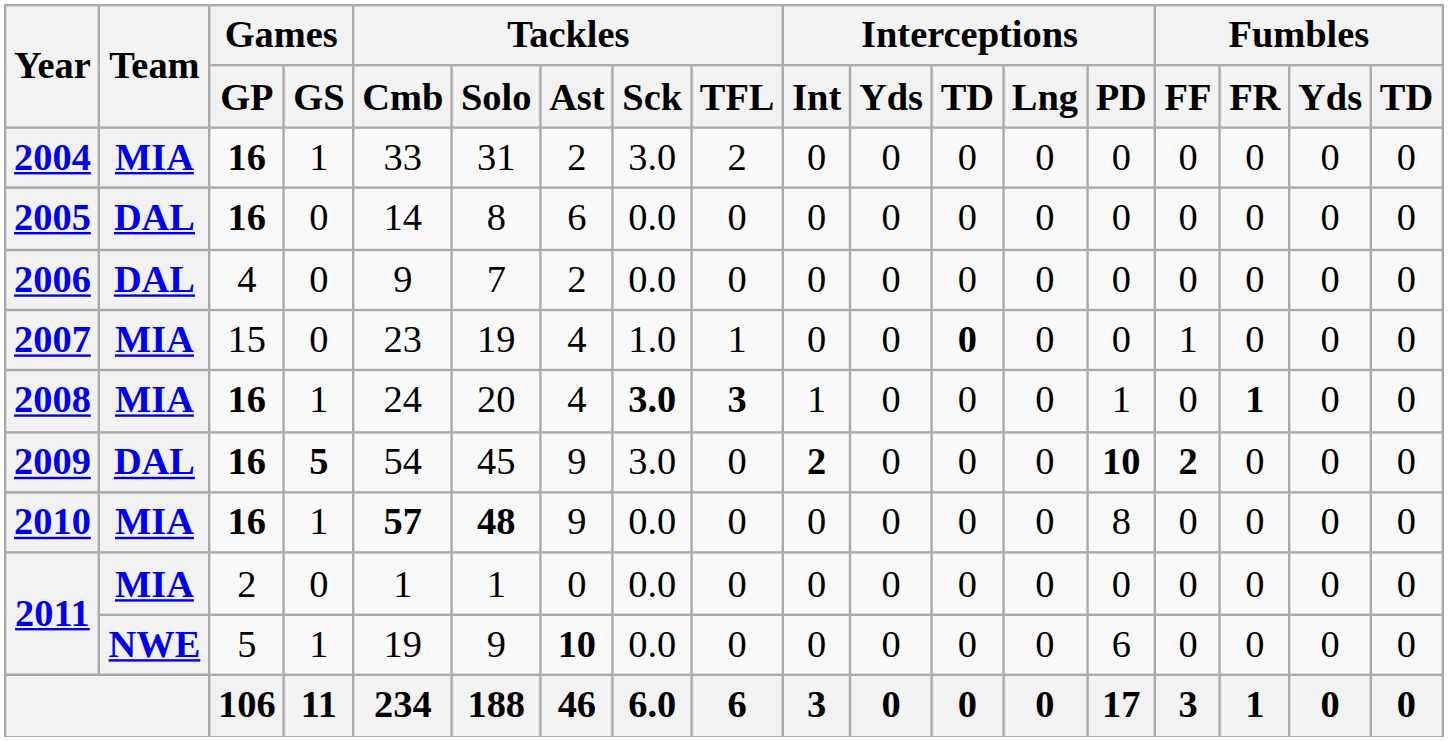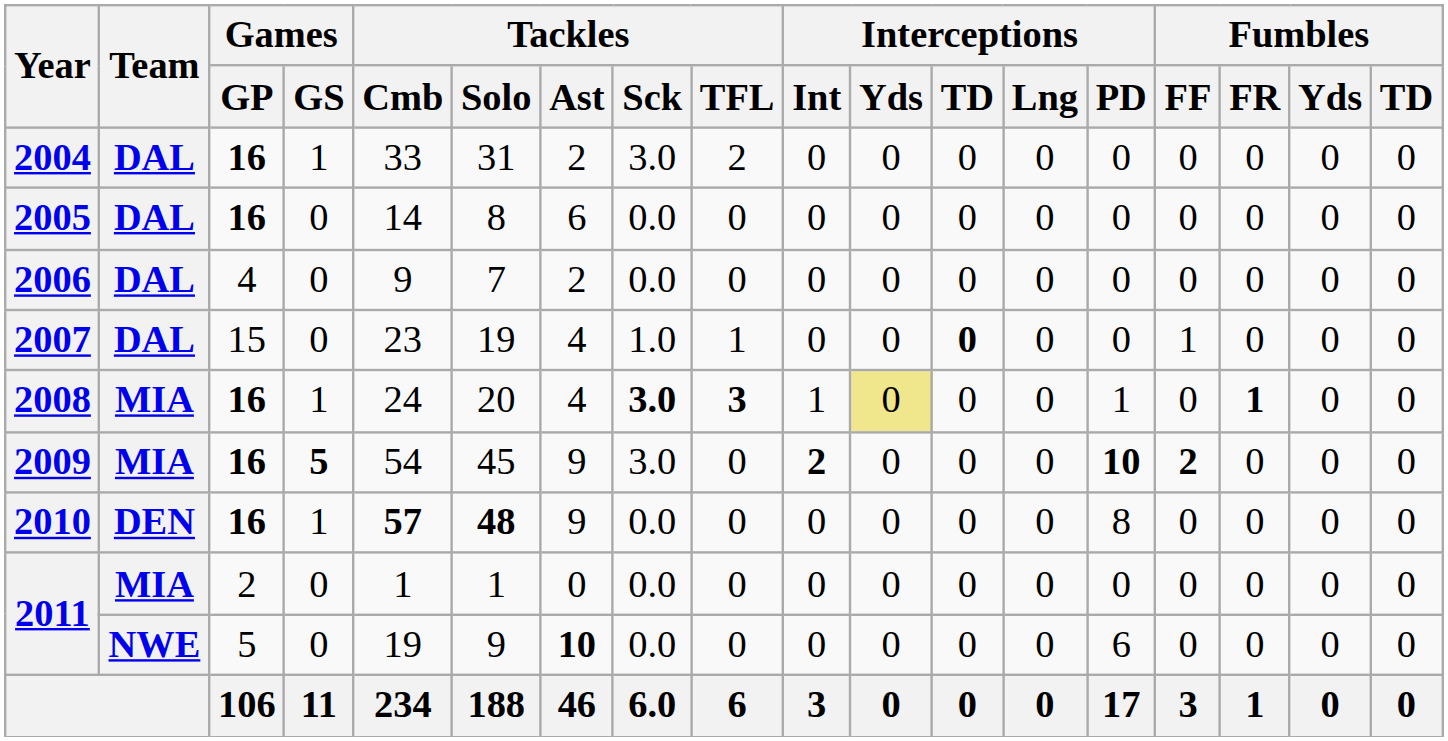(154, 156) MIA -> (154, 156) DAL
(154, 339) MIA -> (154, 339) DAL
(891, 400) no background -> (891, 400) khaki background
(154, 461) DAL -> (154, 461) MIA
(154, 522) MIA -> (154, 522) DEN
(319, 643) 1 -> (319, 643) 0
